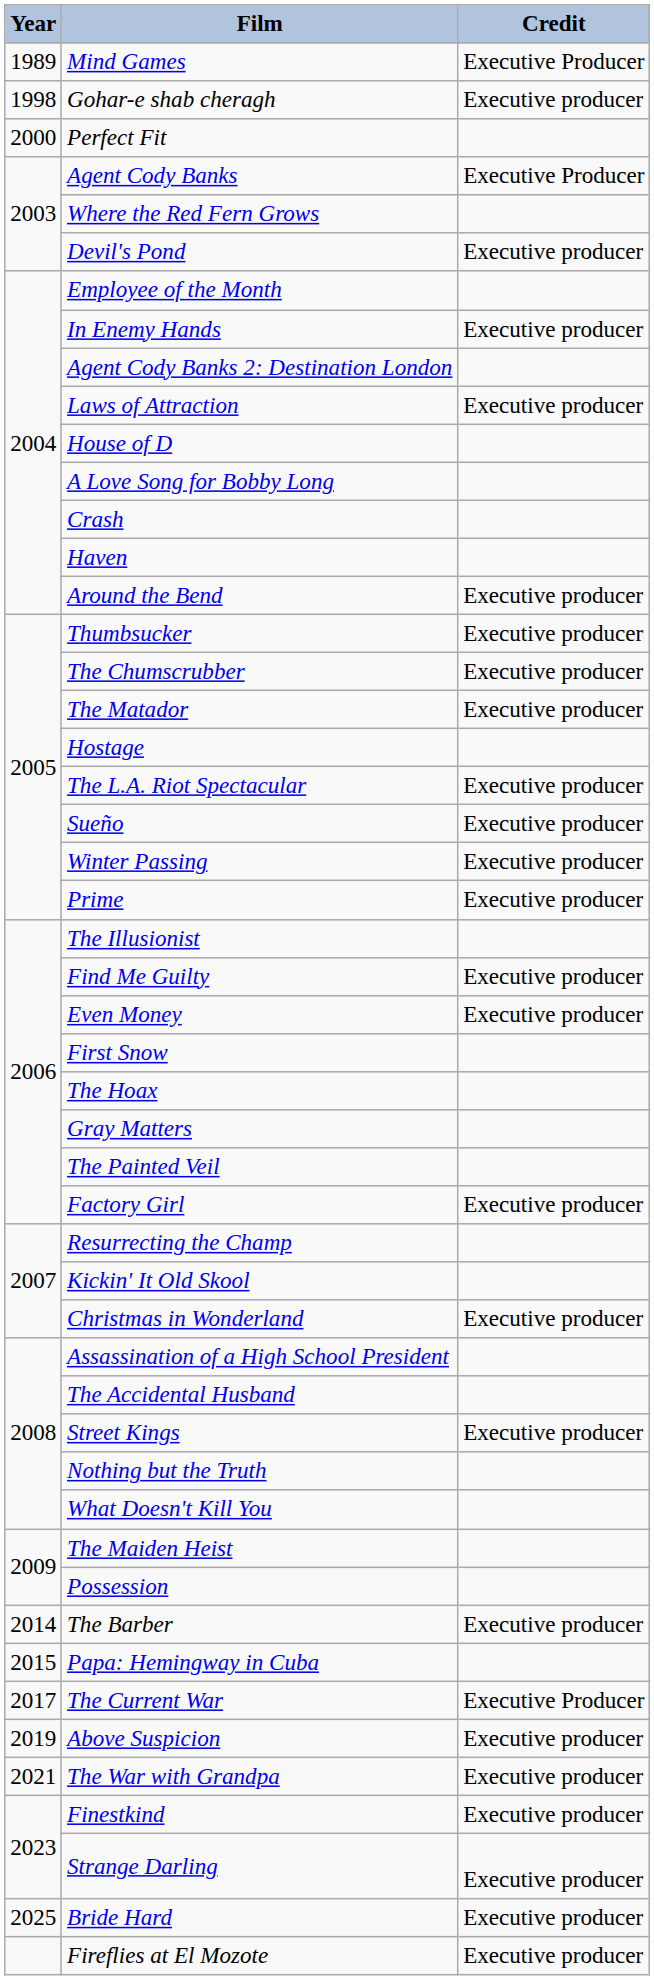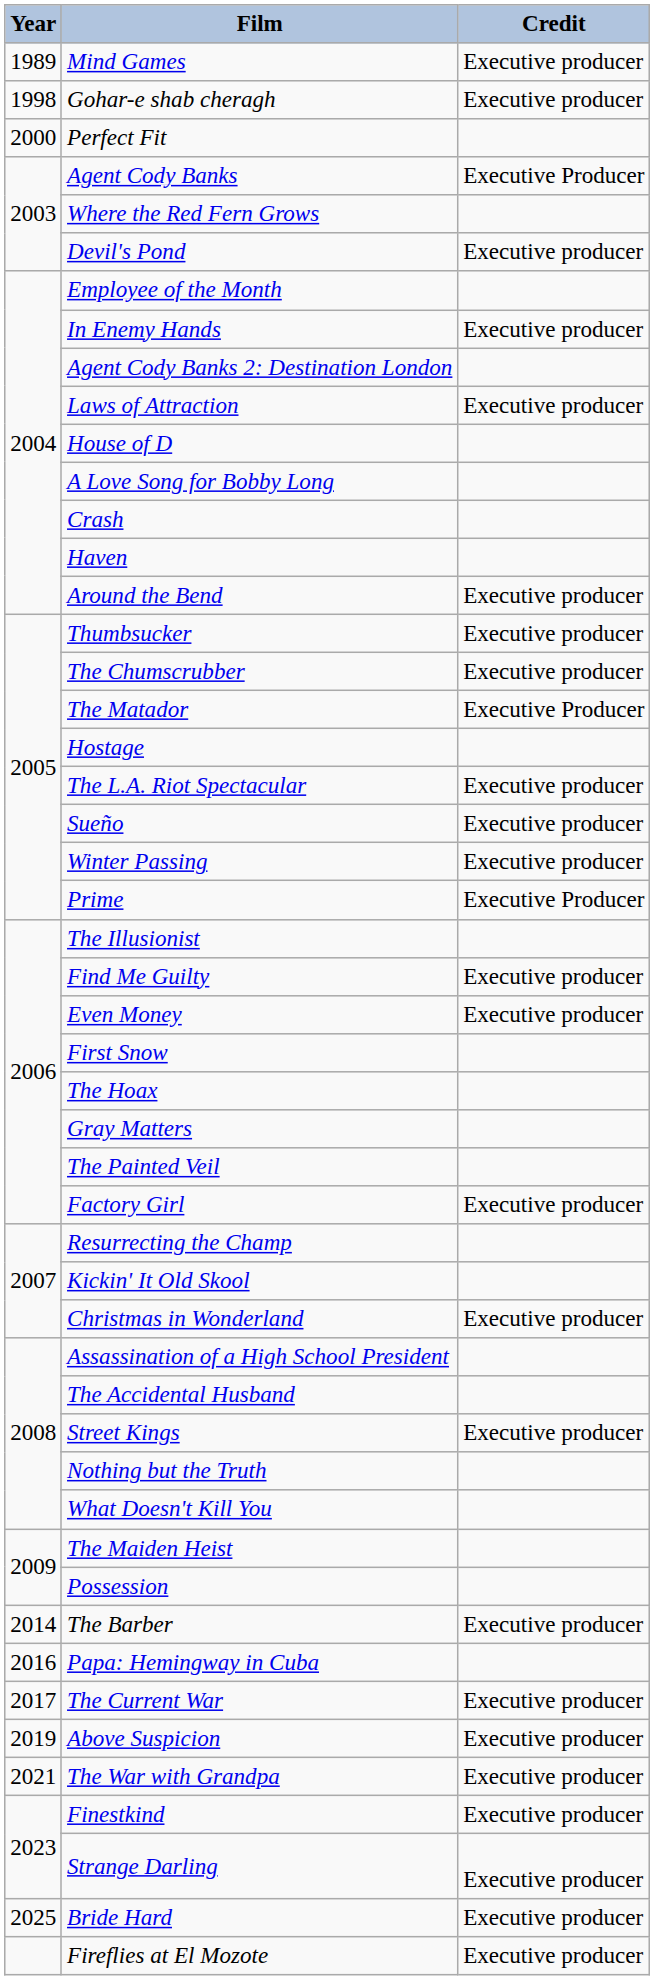(554, 61) Executive Producer -> (553, 61) Executive producer
(553, 709) Executive producer -> (554, 709) Executive Producer
(553, 899) Executive producer -> (554, 899) Executive Producer
(33, 1661) 2015 -> (33, 1661) 2016
(554, 1699) Executive Producer -> (553, 1699) Executive producer
